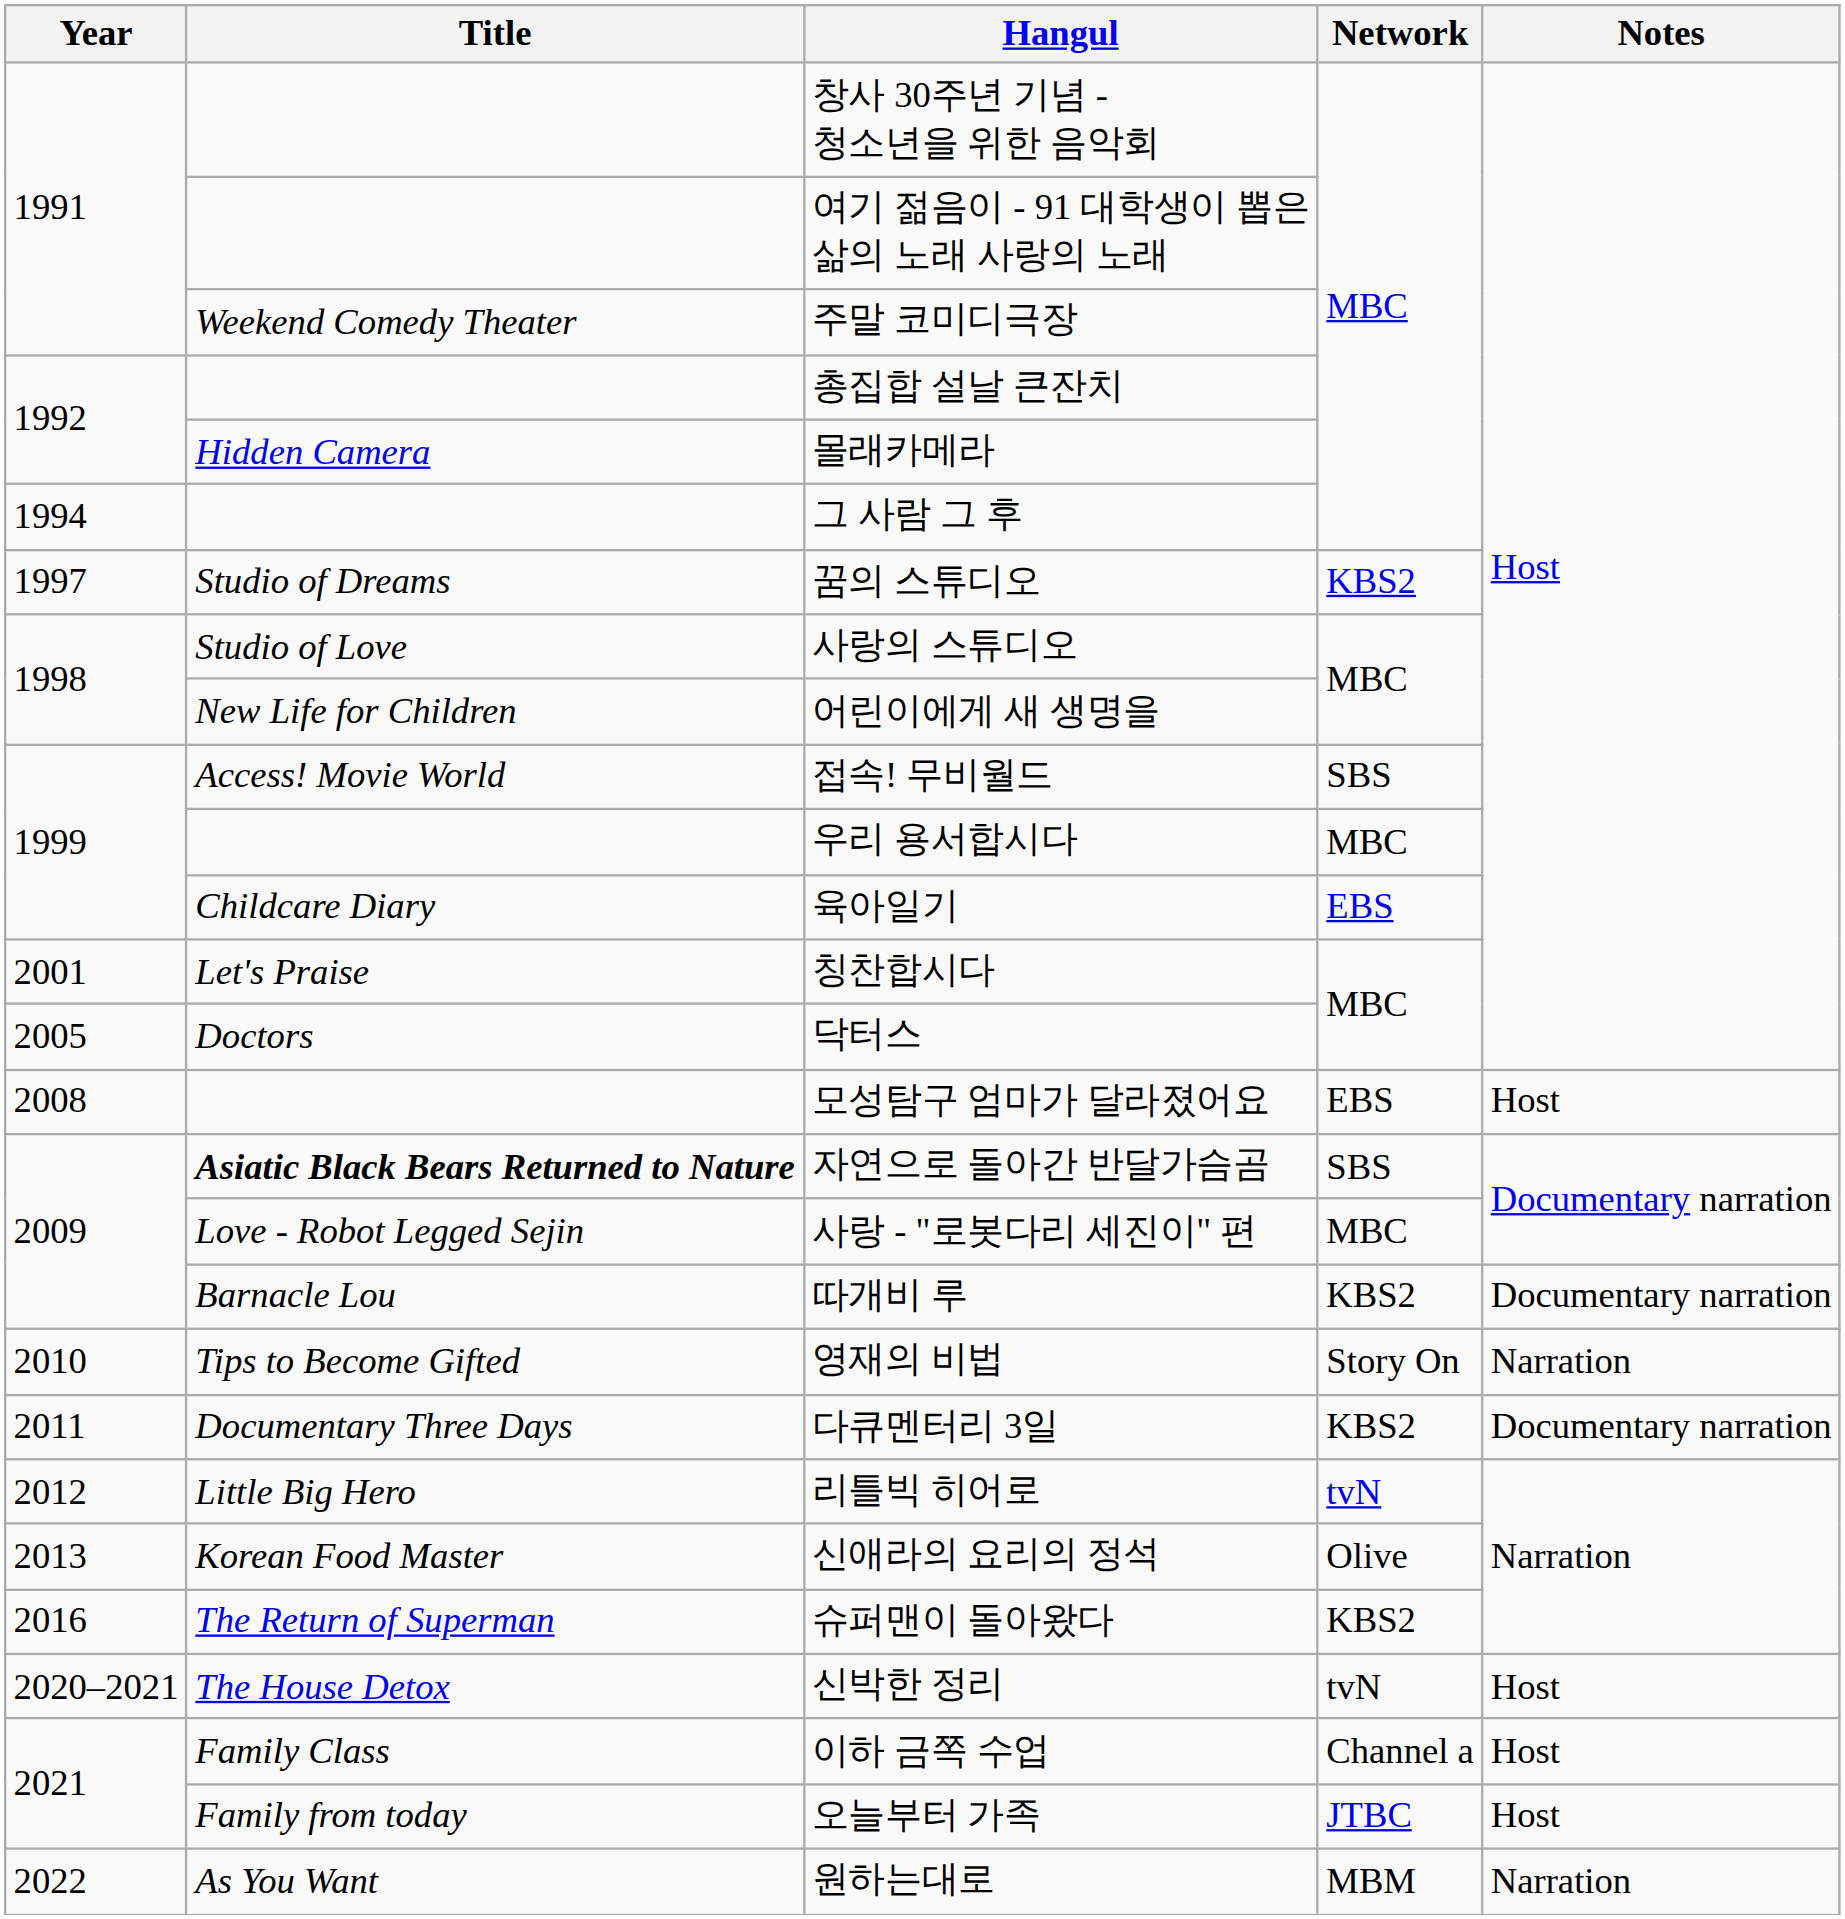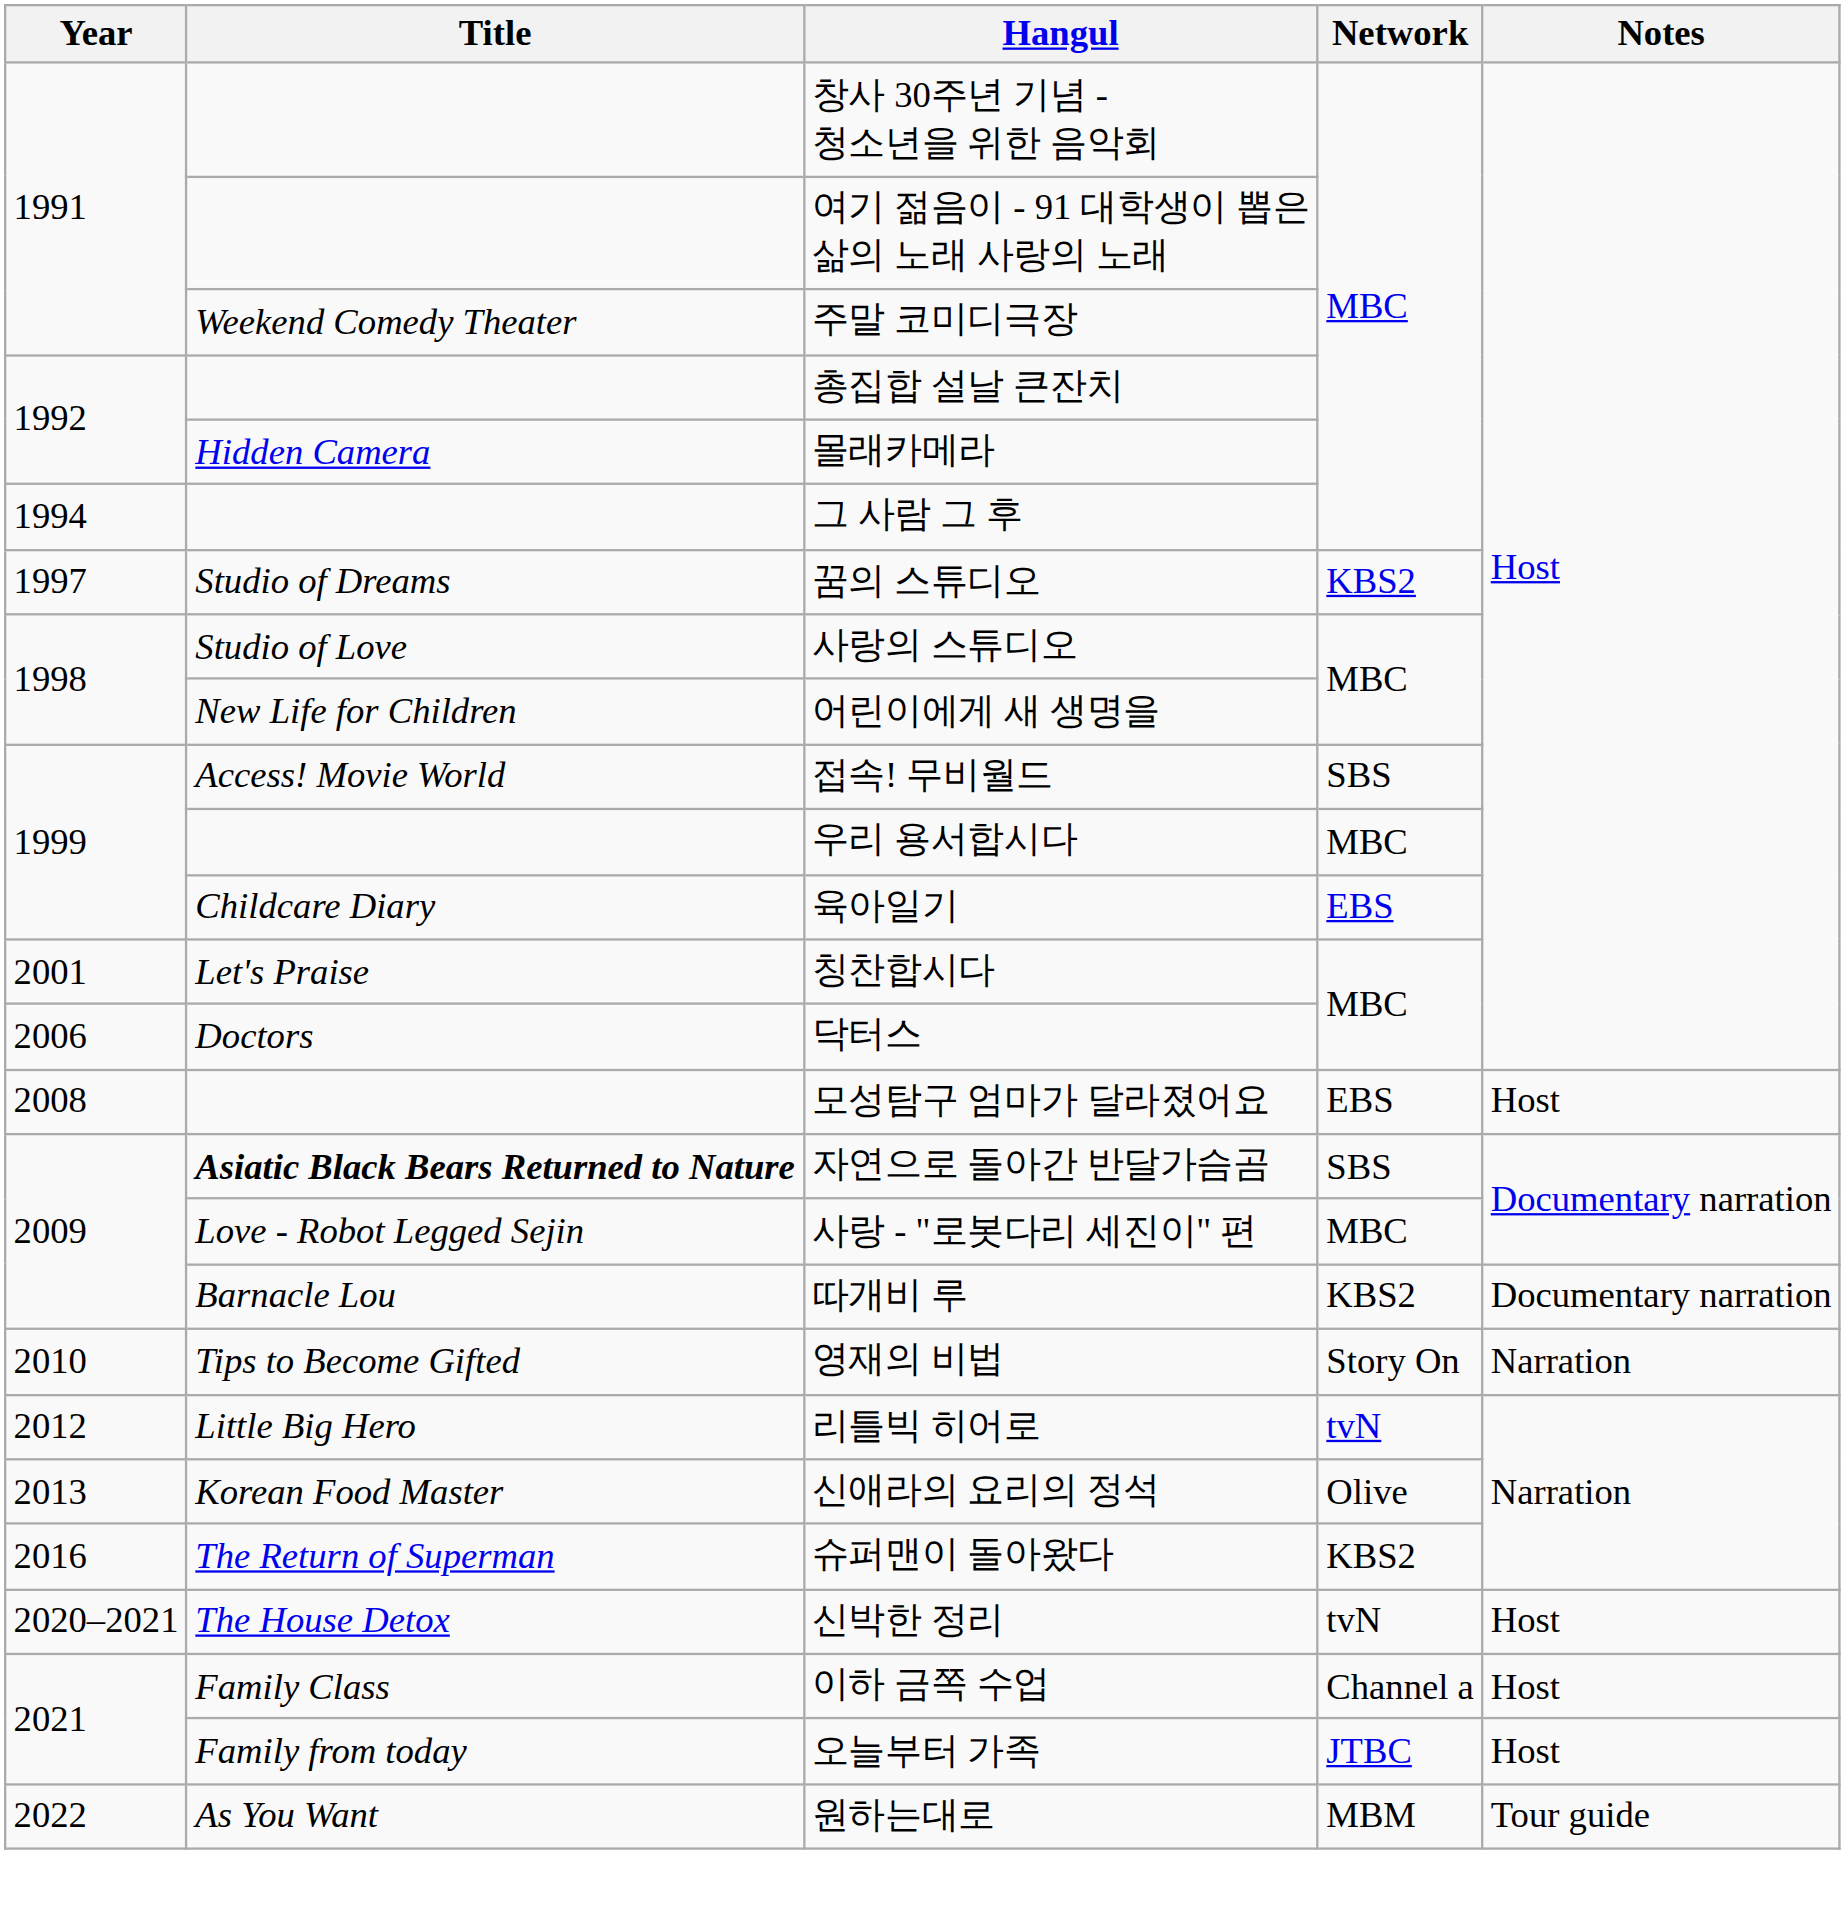(50, 1036) 2005 -> (50, 1036) 2006
- row: (935, 1424)
(1561, 1880) Narration -> (1570, 1815) Tour guide
